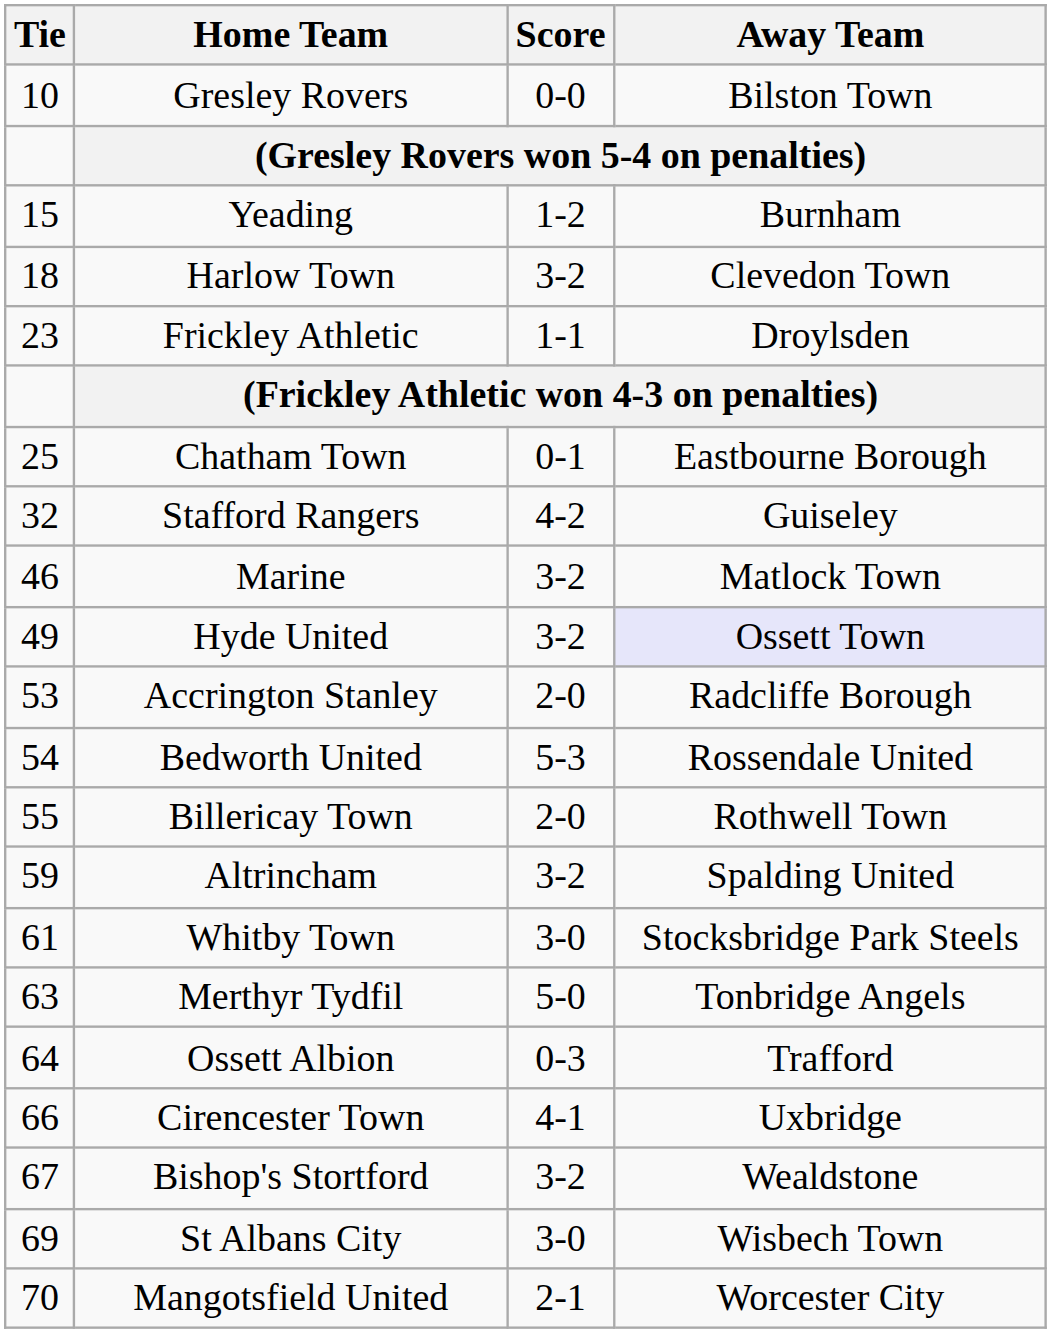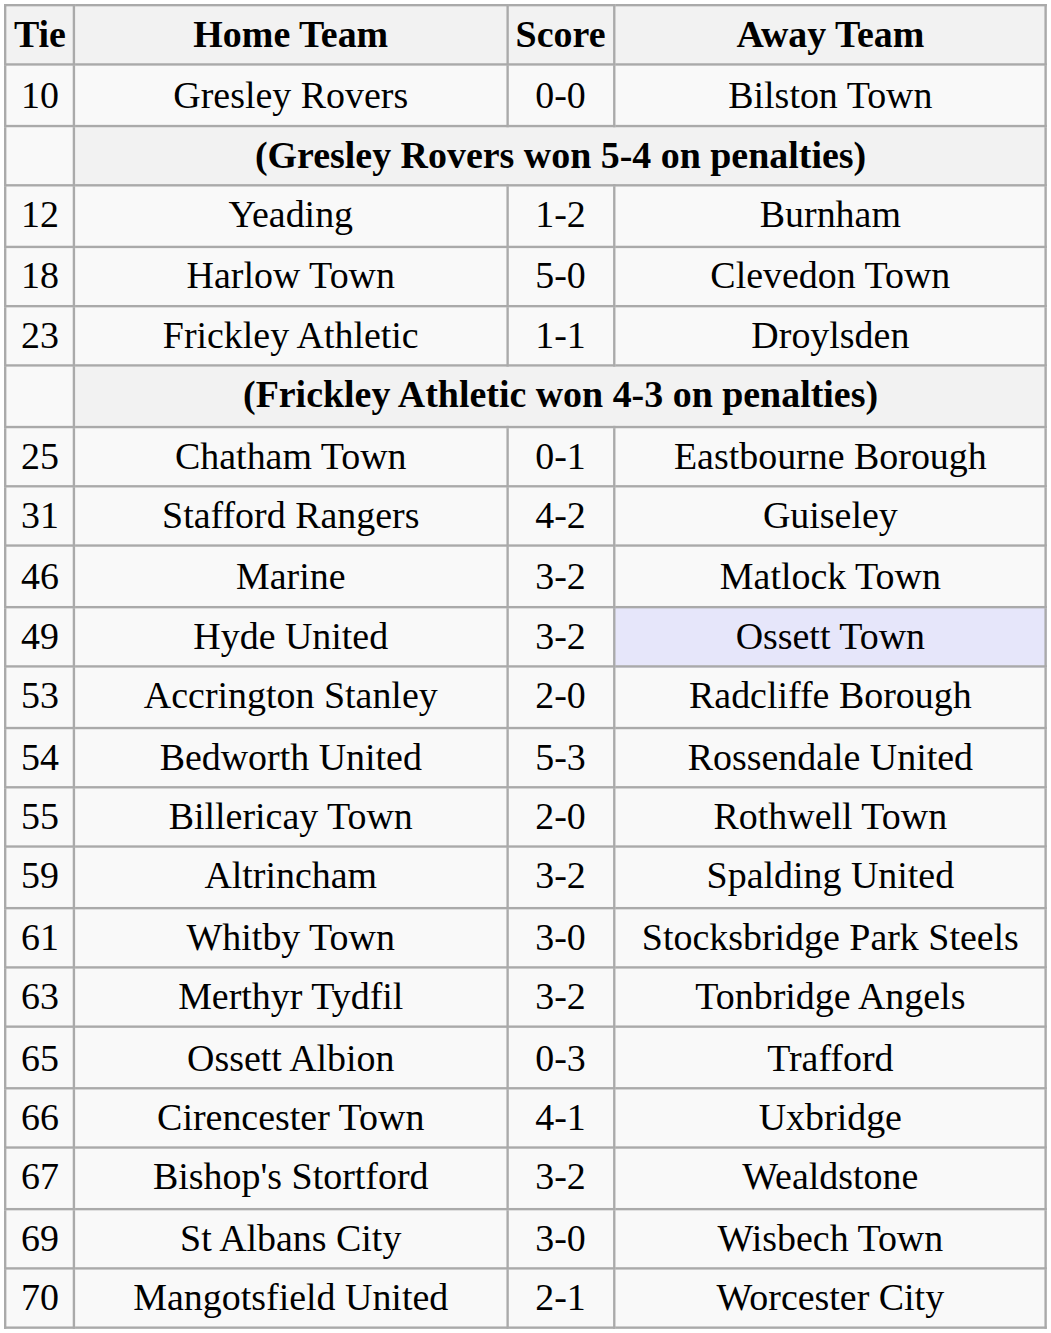(40, 214) 15 -> (40, 214) 12
(561, 275) 3-2 -> (561, 275) 5-0
(40, 515) 32 -> (40, 515) 31
(561, 996) 5-0 -> (561, 996) 3-2
(40, 1056) 64 -> (40, 1056) 65
